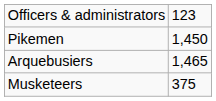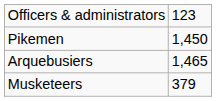(184, 84) 375 -> (184, 84) 379
